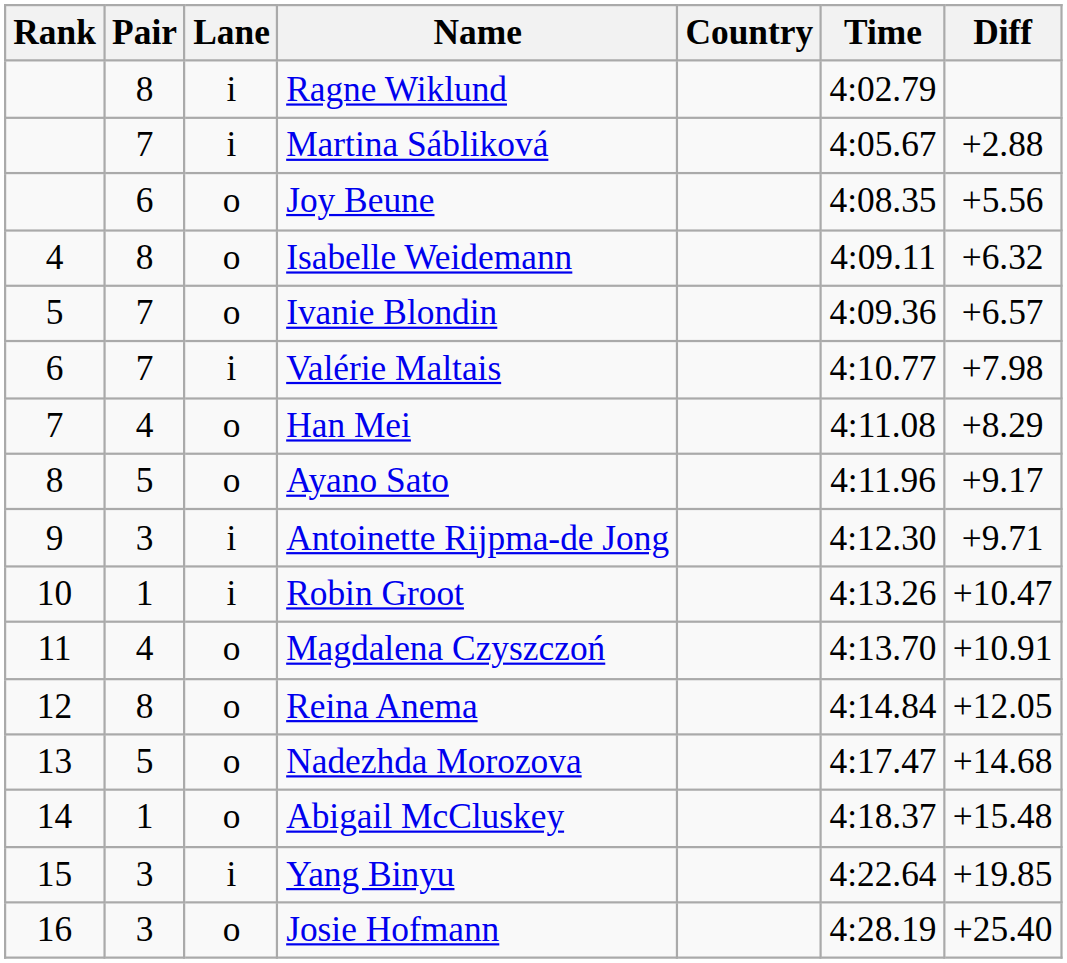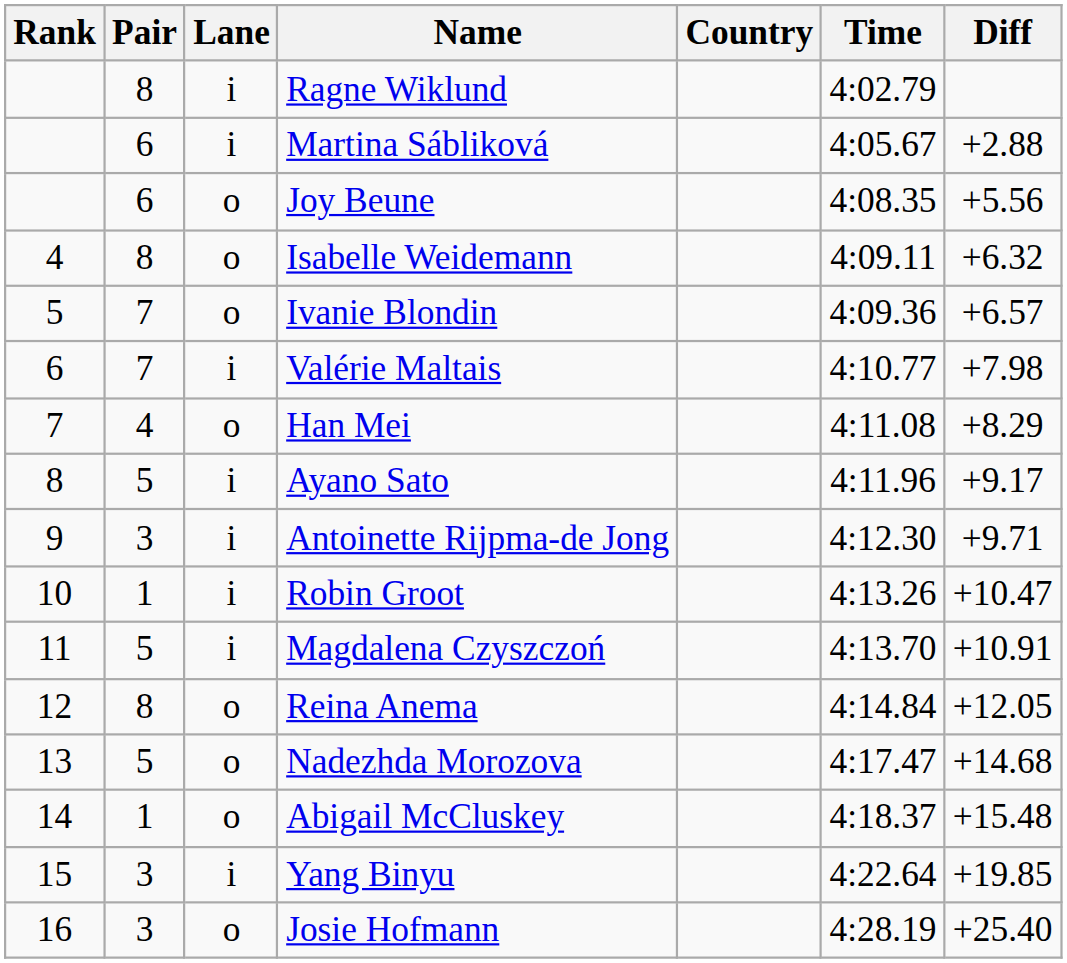(145, 144) 7 -> (145, 144) 6
(232, 481) o -> (232, 481) i
(145, 649) 4 -> (145, 649) 5
(232, 649) o -> (232, 649) i
